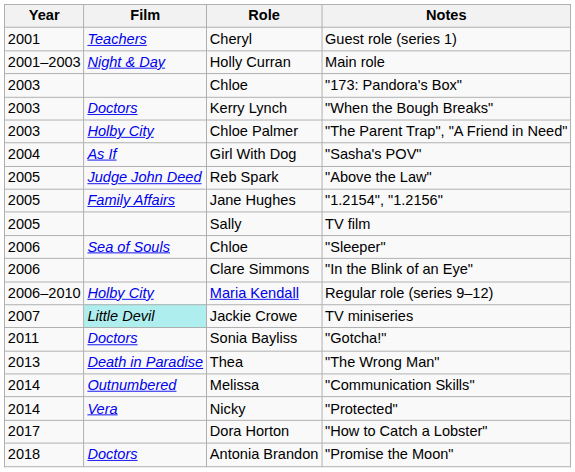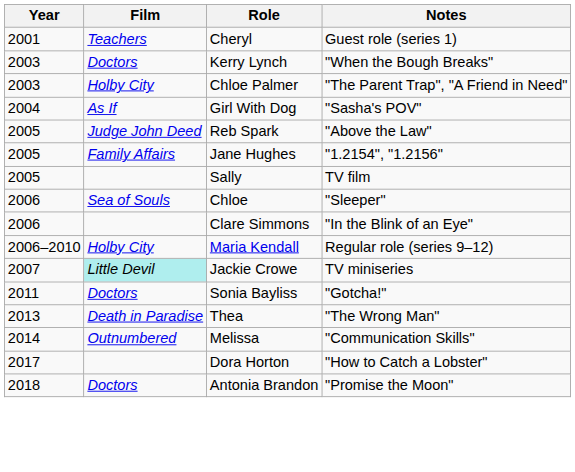- row: (355, 62)
- row: (394, 85)
- row: (361, 408)
